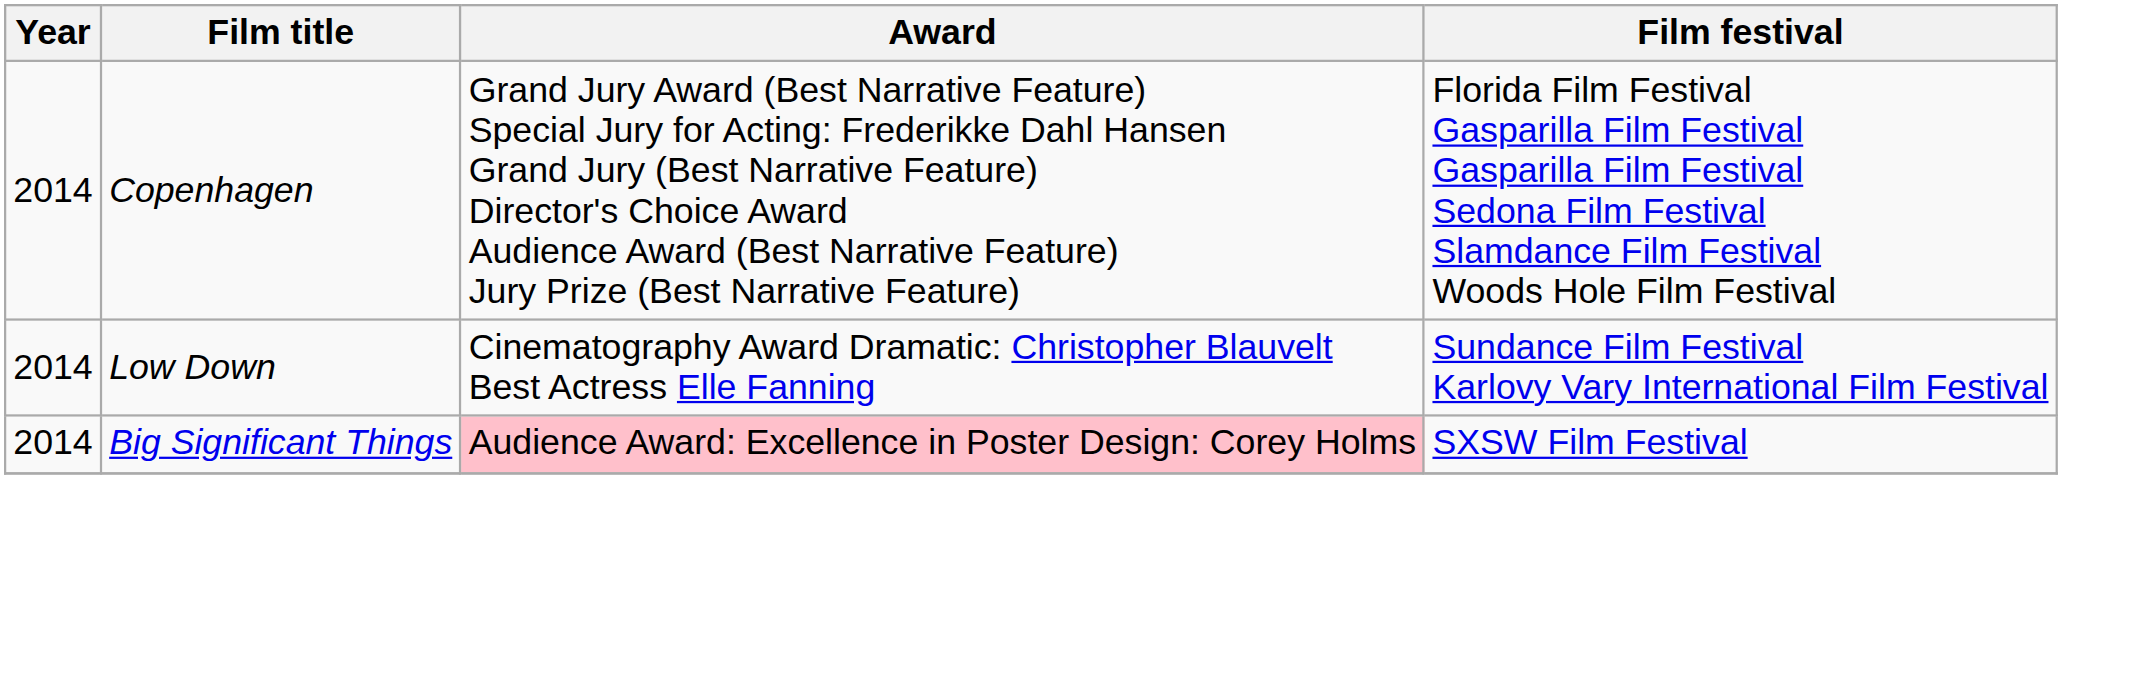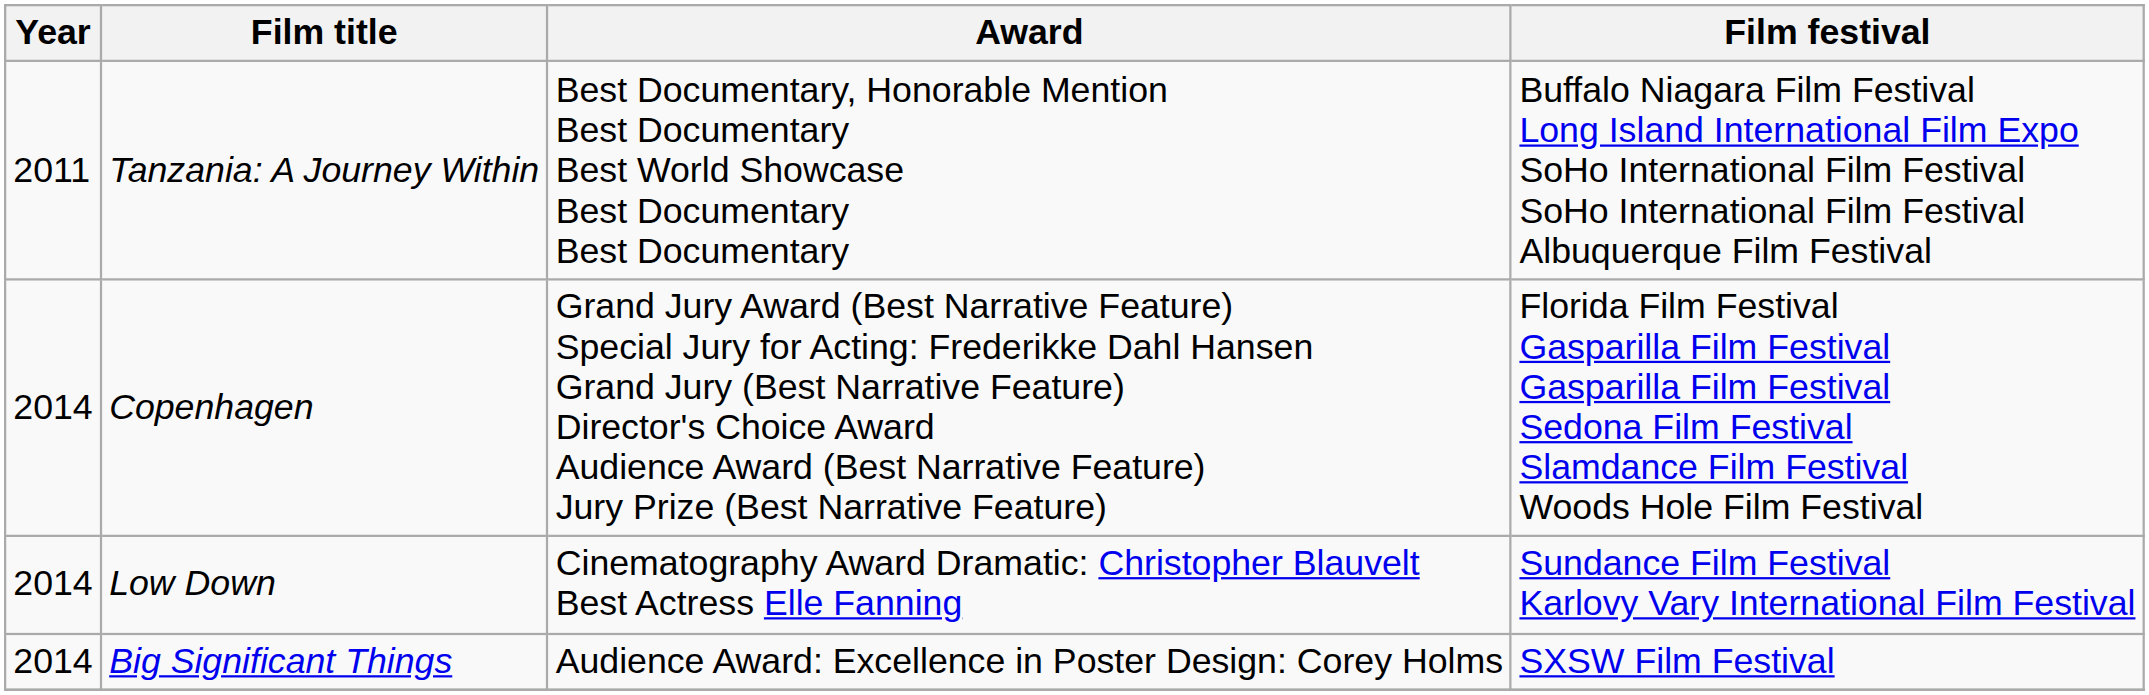+ row: (324, 169)
(942, 443) pink background -> (1029, 660) no background
